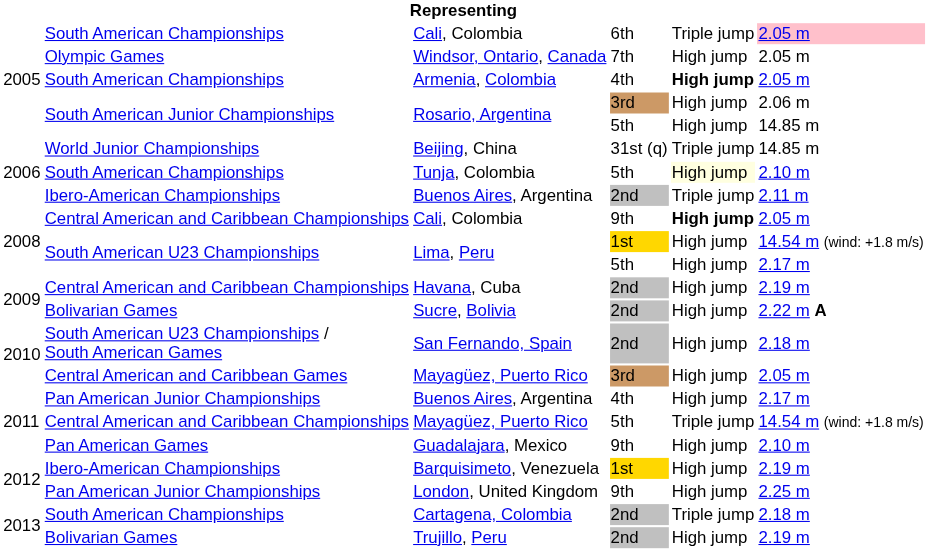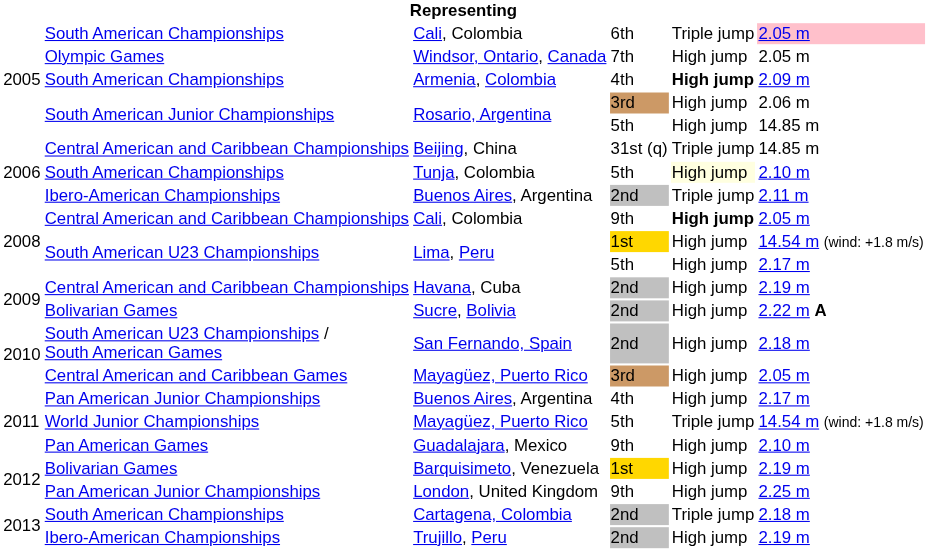(784, 79) 2.05 m -> (784, 79) 2.09 m
(152, 149) World Junior Championships -> (227, 149) Central American and Caribbean Championships
(227, 422) Central American and Caribbean Championships -> (152, 422) World Junior Championships
(162, 468) Ibero-American Championships -> (111, 468) Bolivarian Games
(111, 537) Bolivarian Games -> (162, 537) Ibero-American Championships
